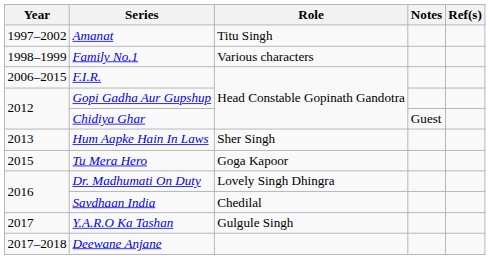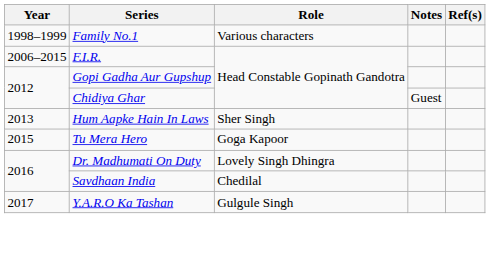- row: (93, 35)
- row: (117, 243)
